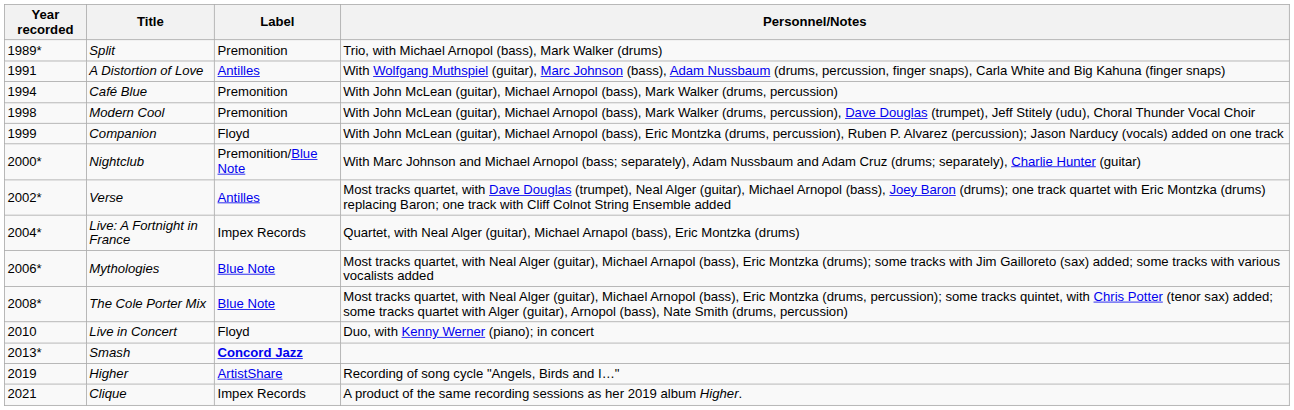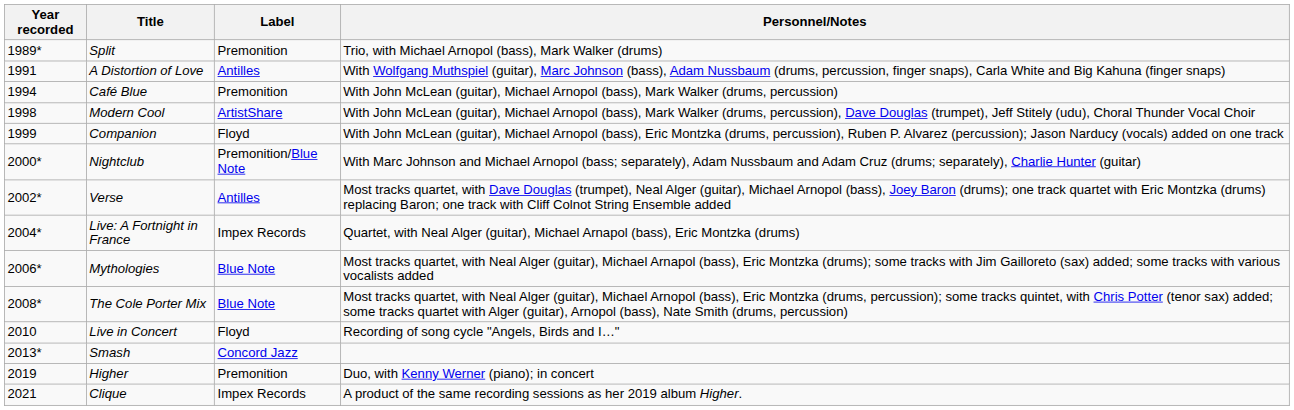(253, 112) Premonition -> (250, 112) ArtistShare
(469, 332) Duo, with Kenny Werner (piano); in concert -> (481, 332) Recording of song cycle "Angels, Birds and I…"
(260, 353) bold -> (258, 353) normal
(250, 373) ArtistShare -> (253, 373) Premonition
(481, 373) Recording of song cycle "Angels, Birds and I…" -> (469, 373) Duo, with Kenny Werner (piano); in concert
